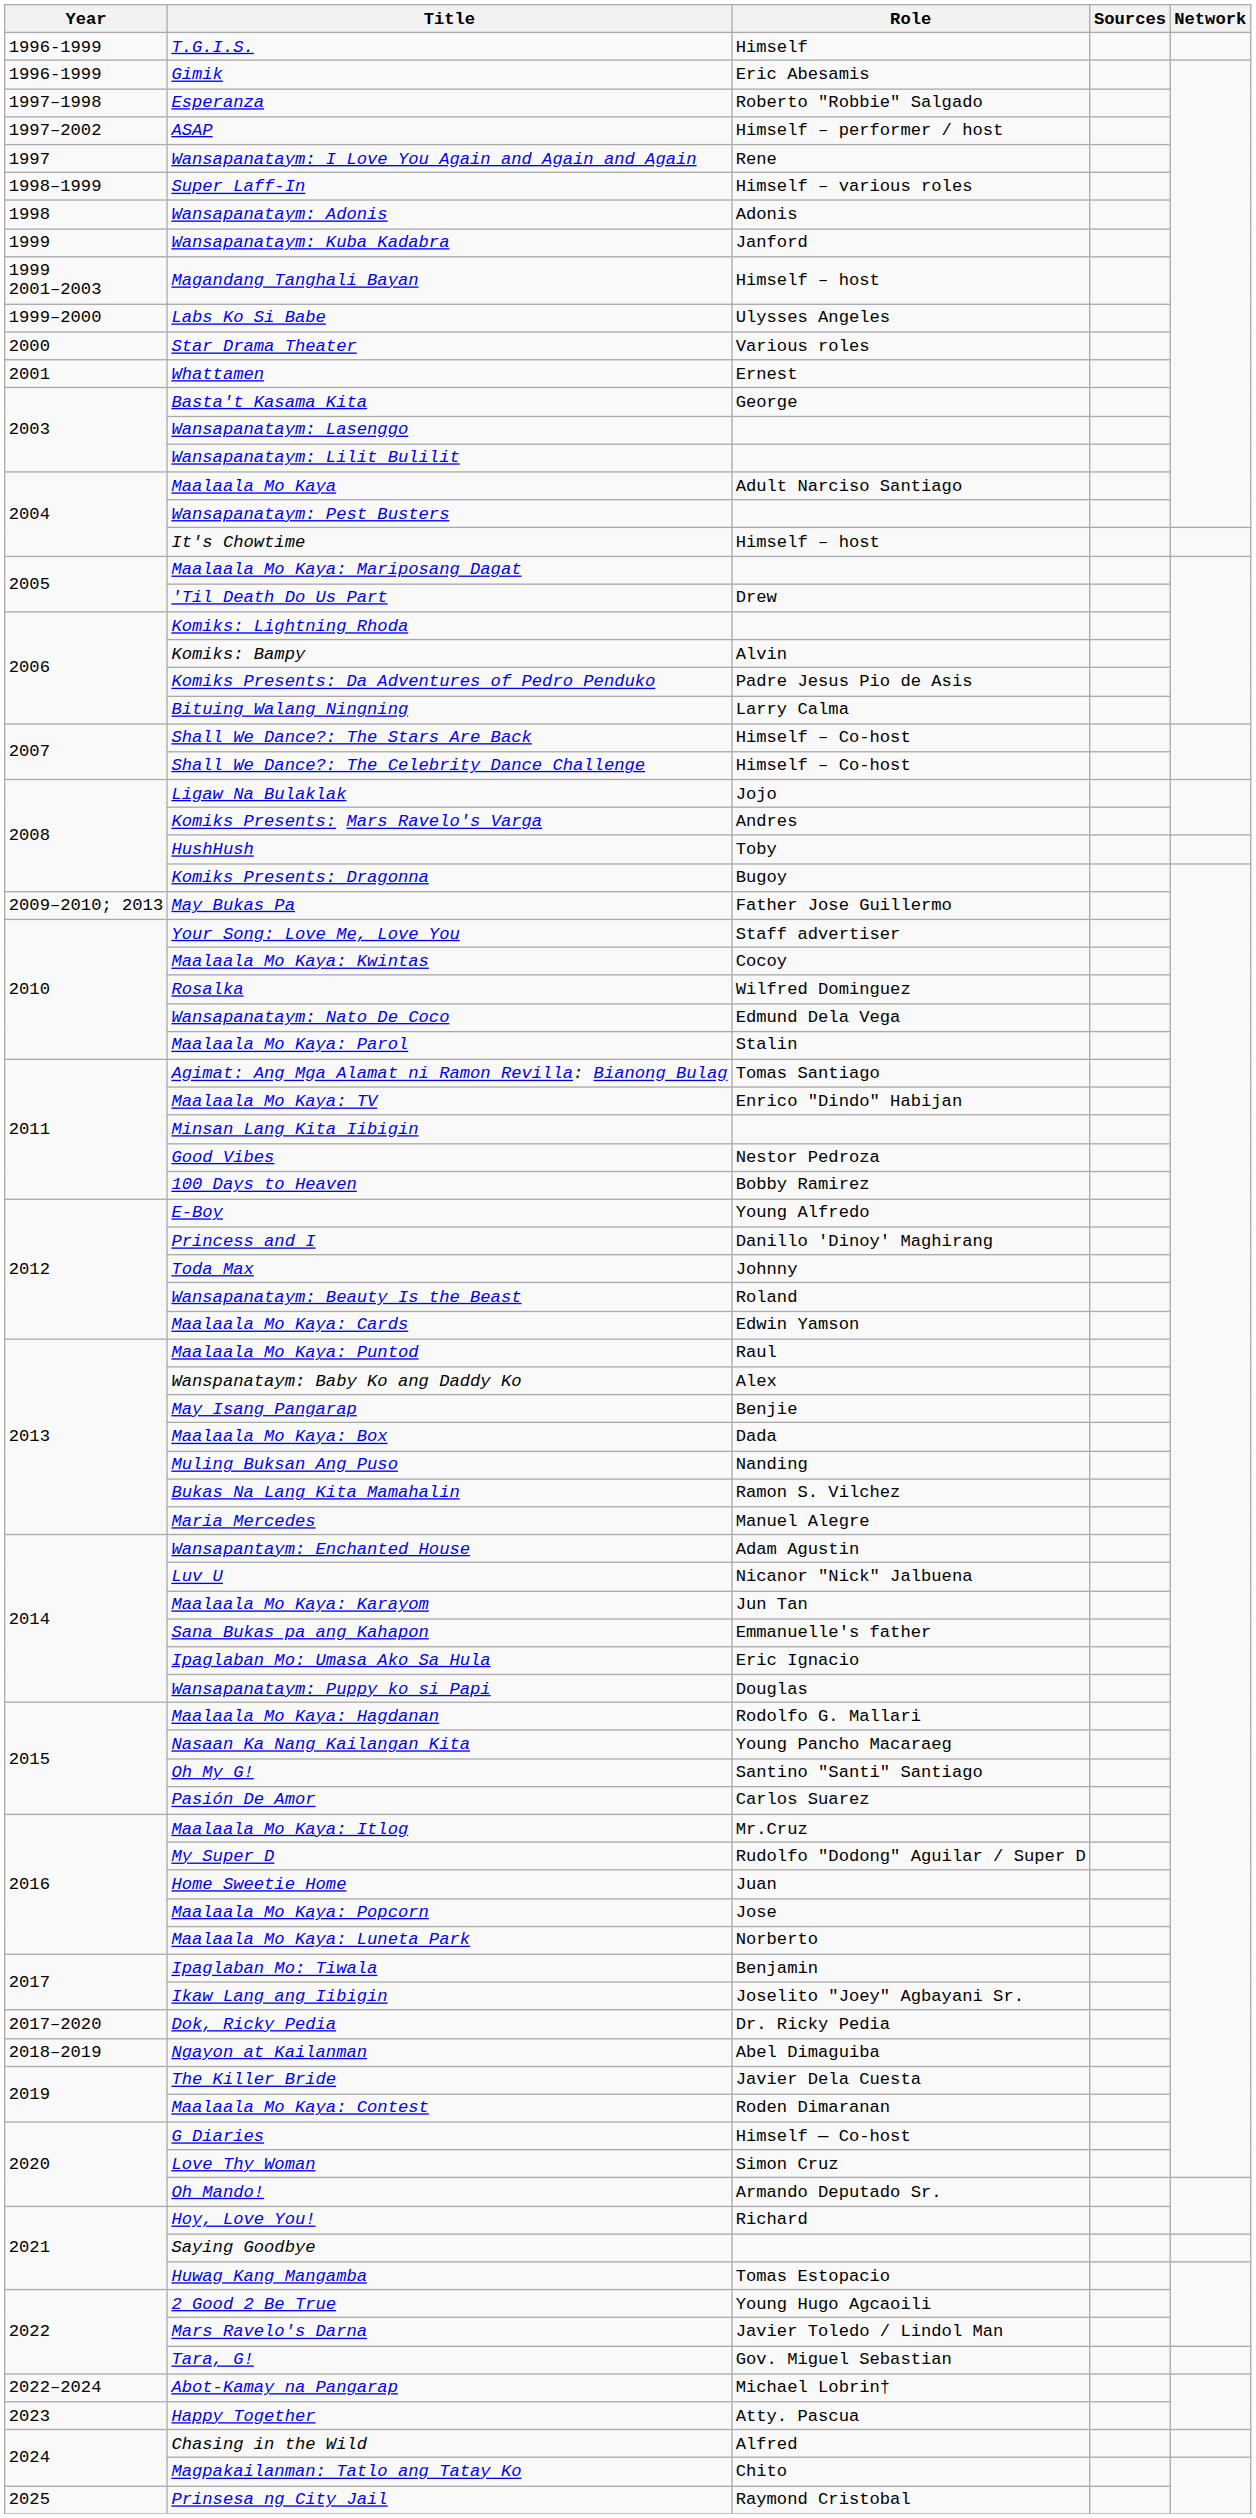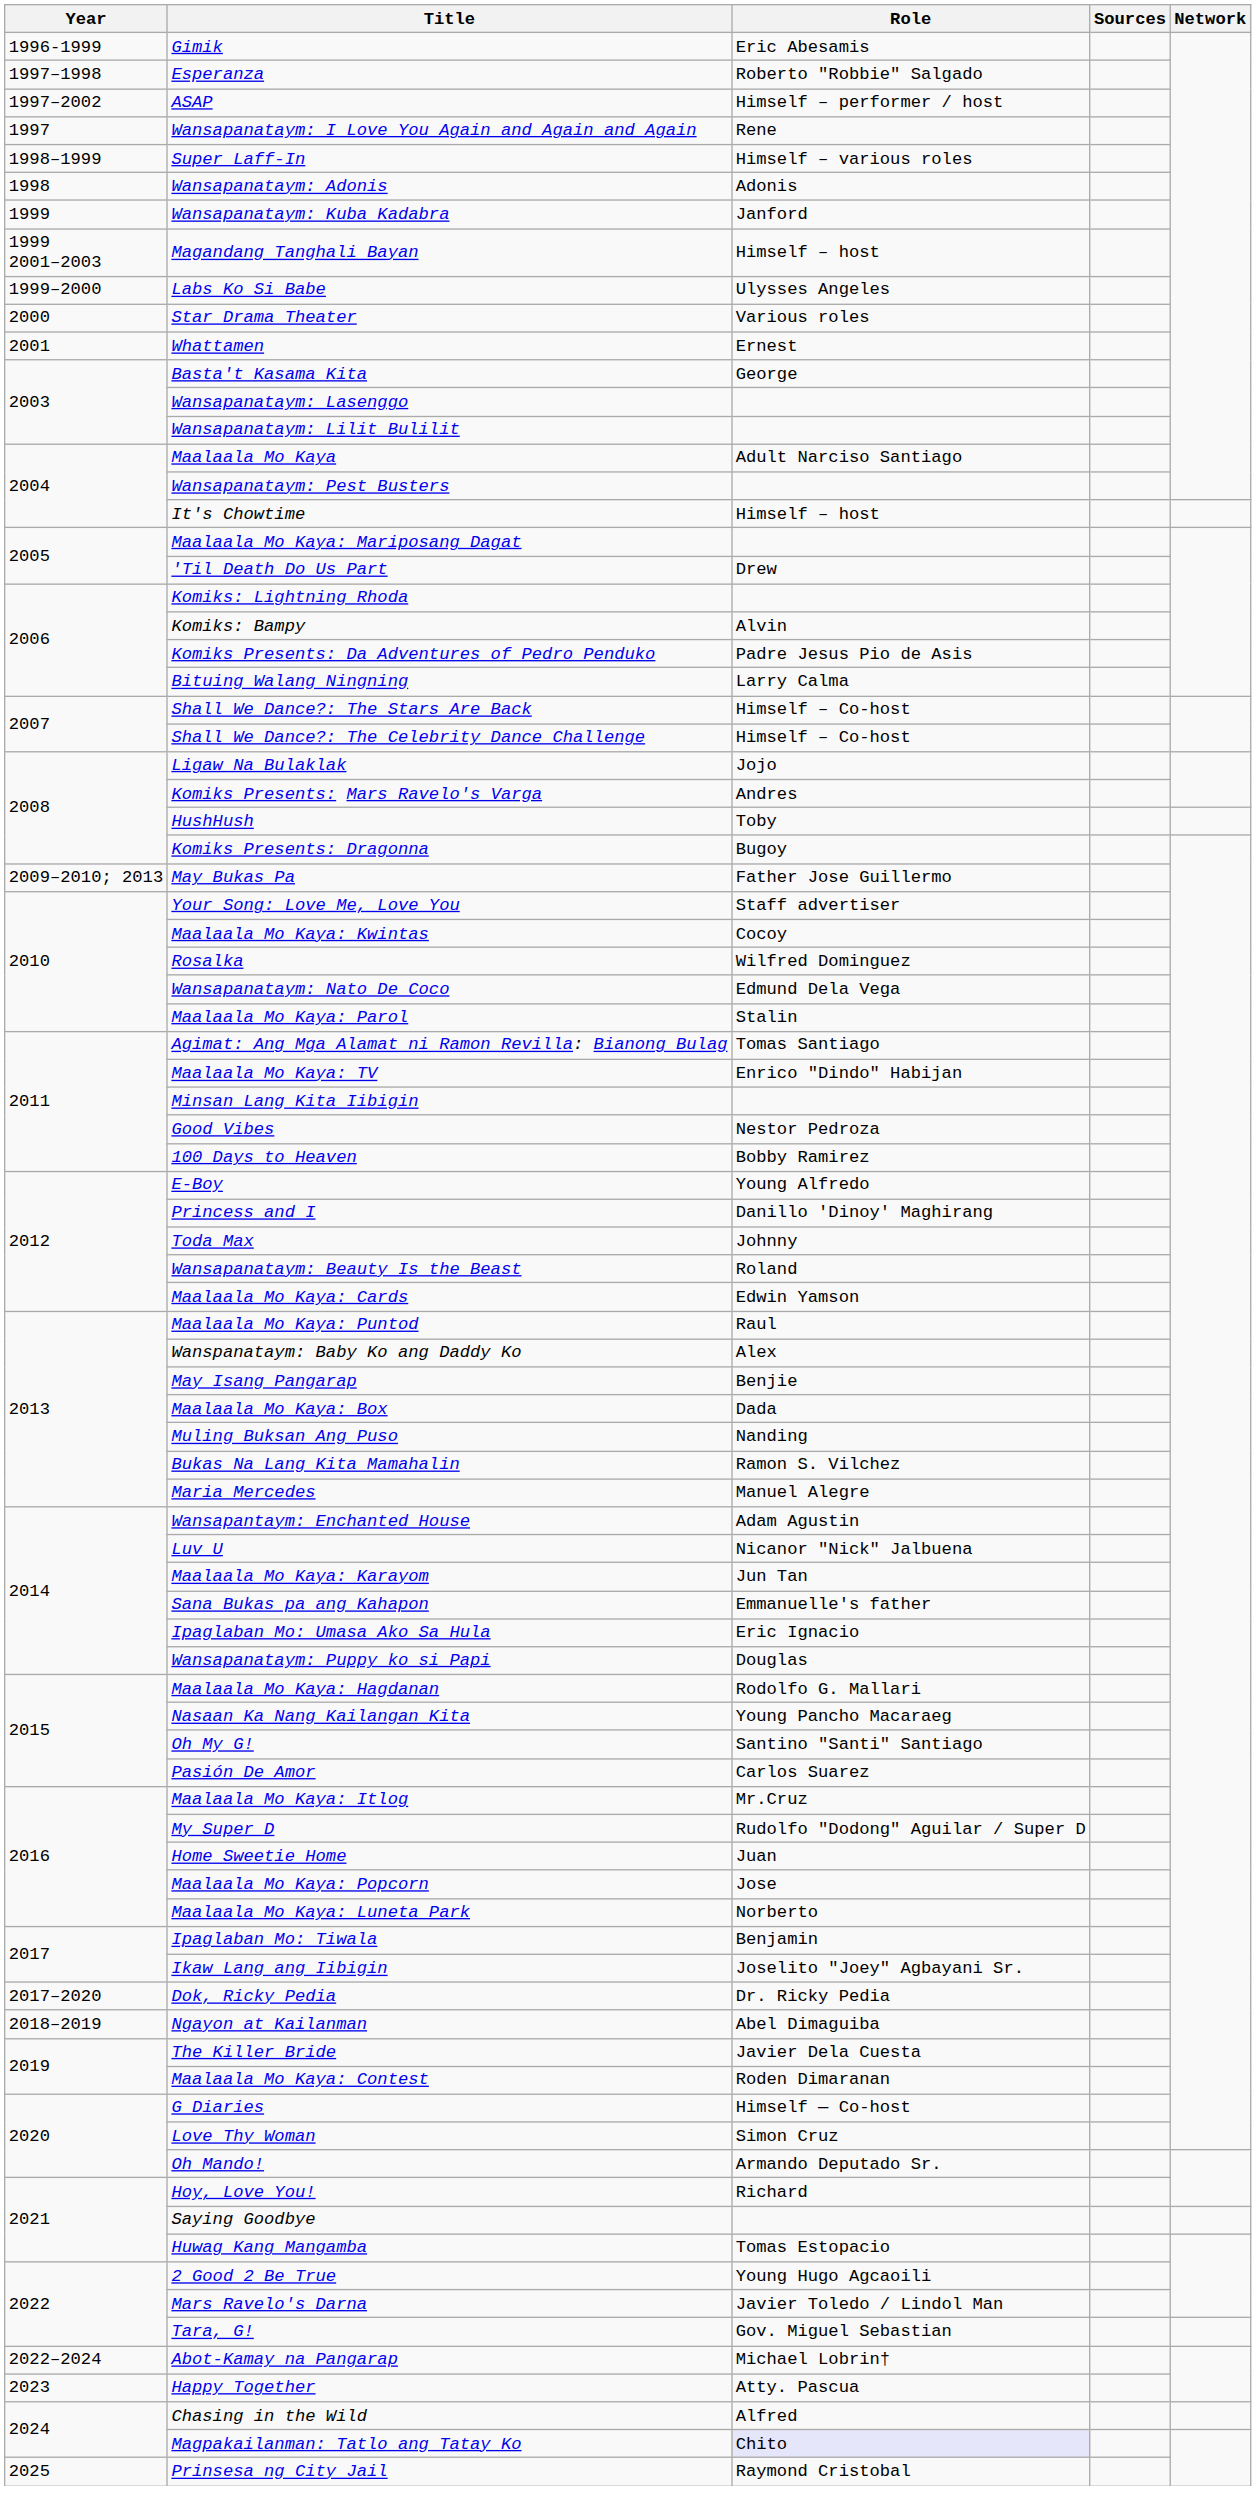- row: (213, 47)
(761, 2472) no background -> (761, 2444) lavender background
